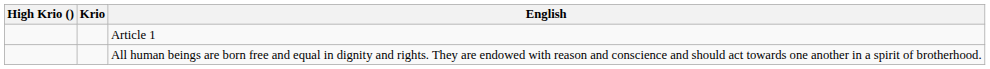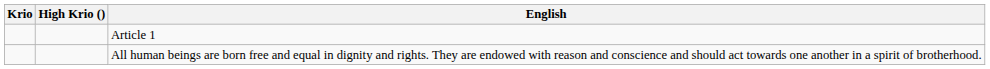columns swapped: (92, 14) <-> (41, 14)
